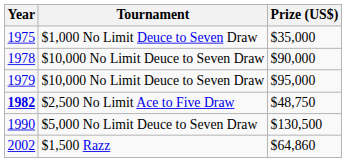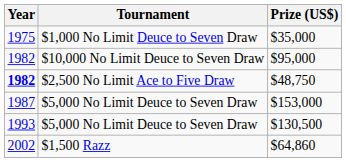- row: (293, 59)
(21, 80) 1979 -> (21, 59) 1982
+ row: (296, 102)
(21, 124) 1990 -> (21, 124) 1993
